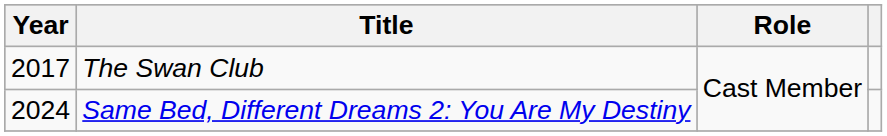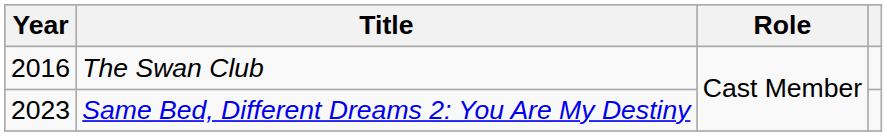(40, 67) 2017 -> (40, 67) 2016
(40, 109) 2024 -> (40, 109) 2023
